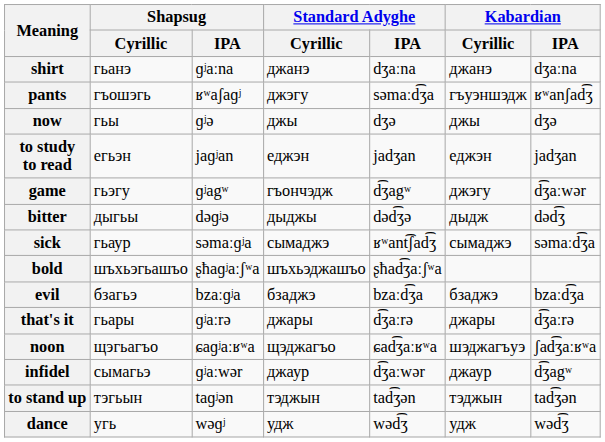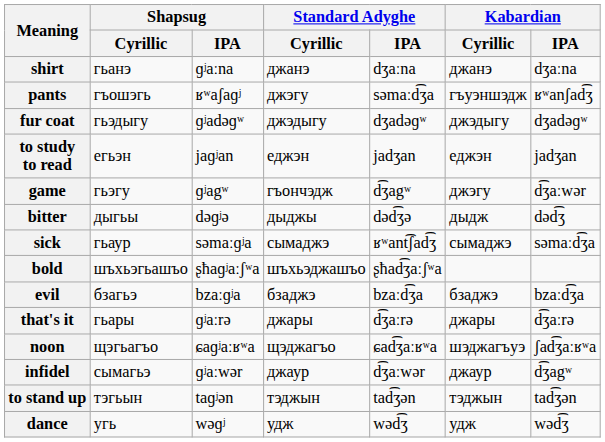- row: (47, 120)
+ row: (47, 120)
